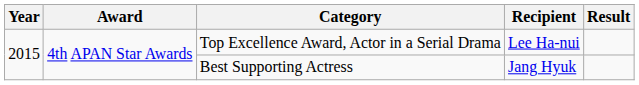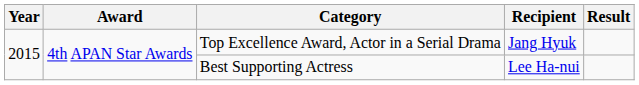(544, 42) Lee Ha-nui -> (542, 42) Jang Hyuk
(542, 67) Jang Hyuk -> (544, 67) Lee Ha-nui
